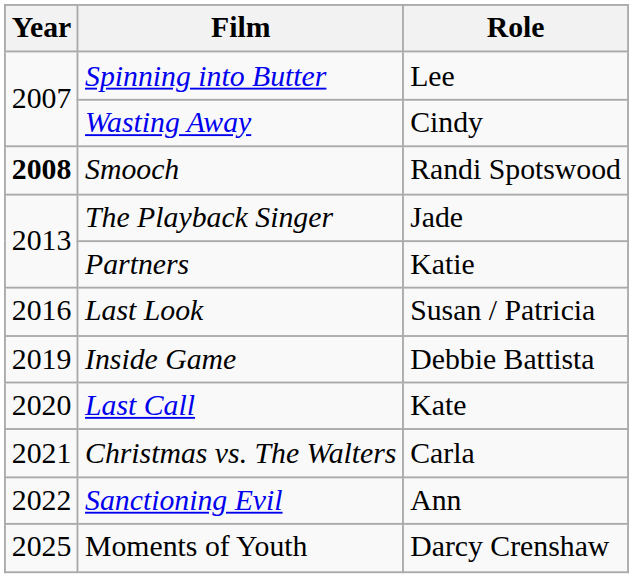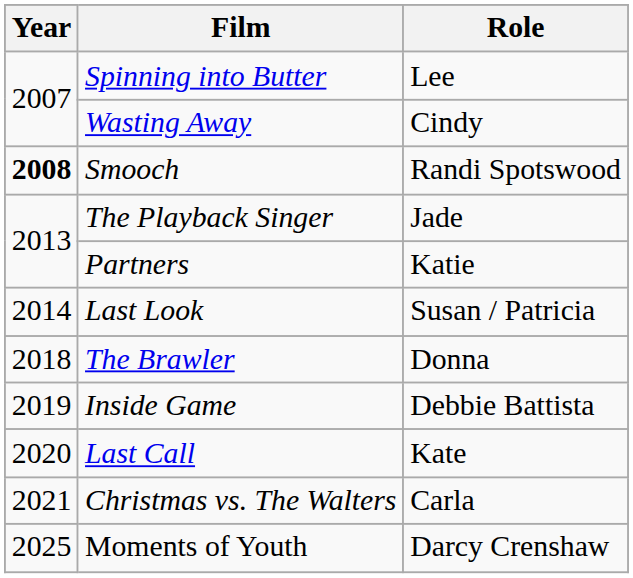(42, 311) 2016 -> (42, 311) 2014
+ row: (160, 358)
- row: (184, 500)
